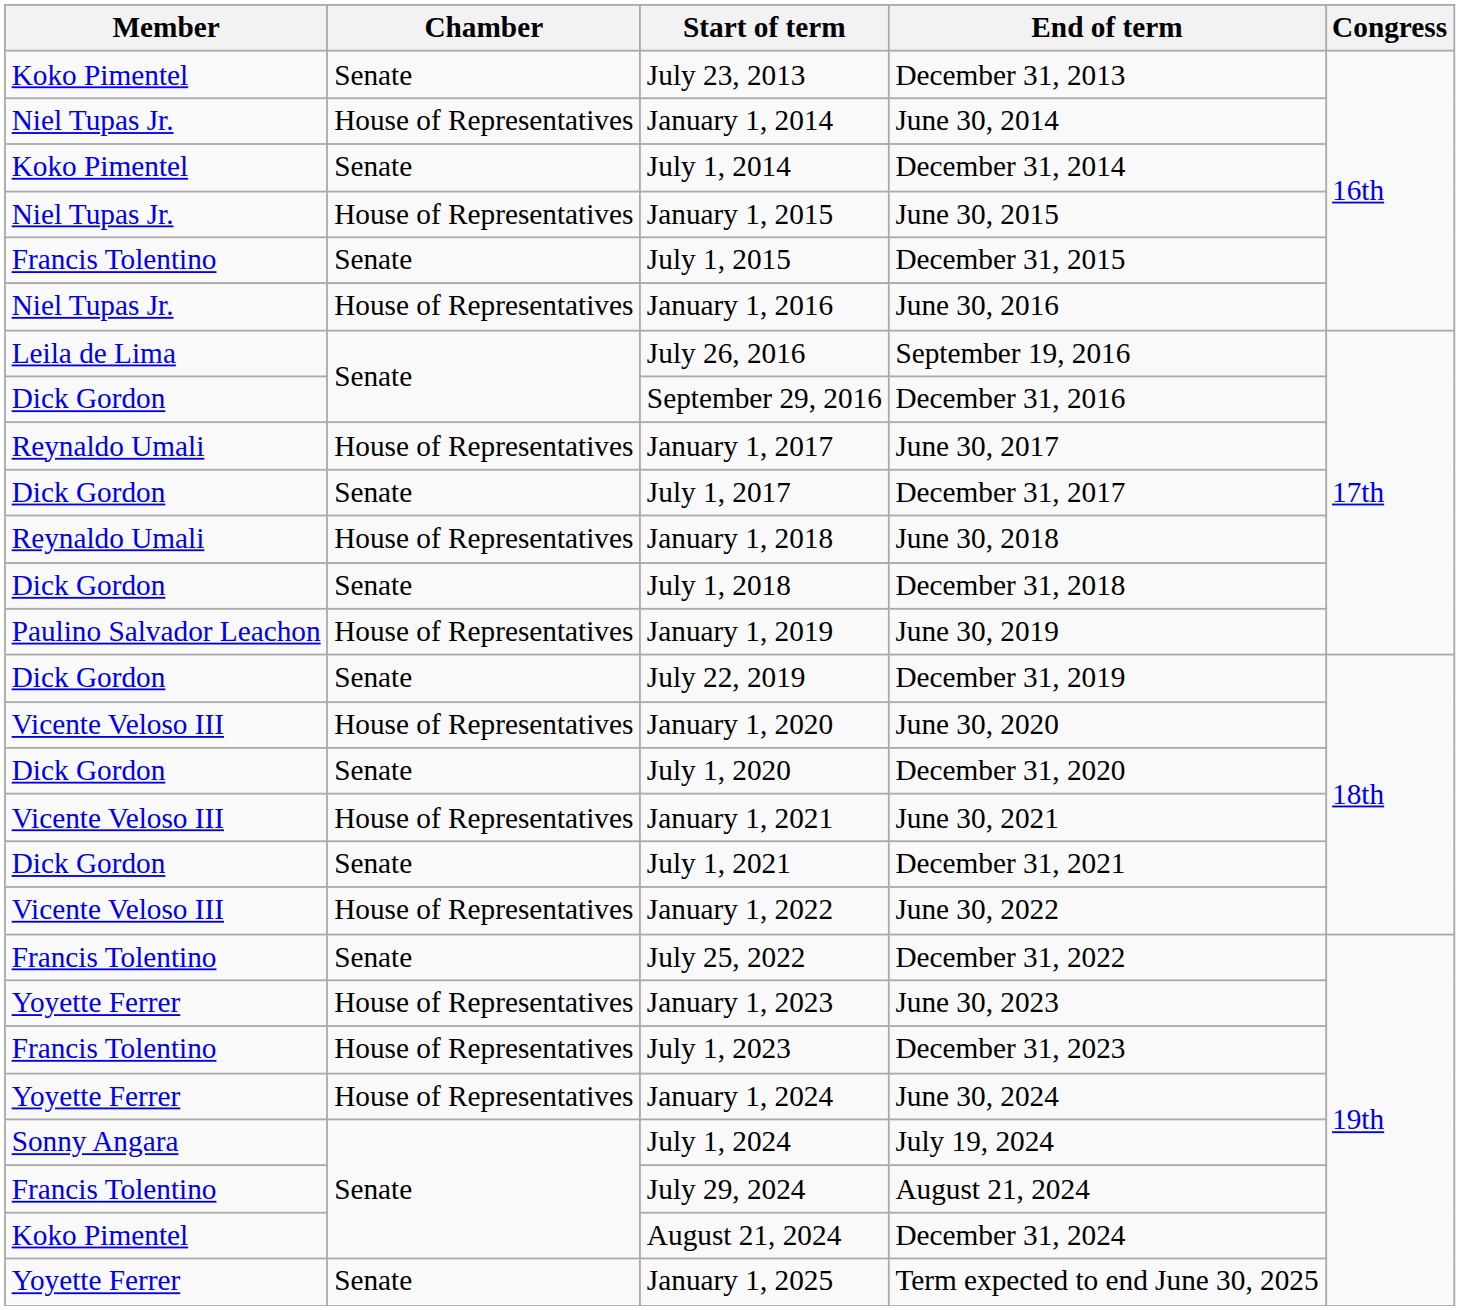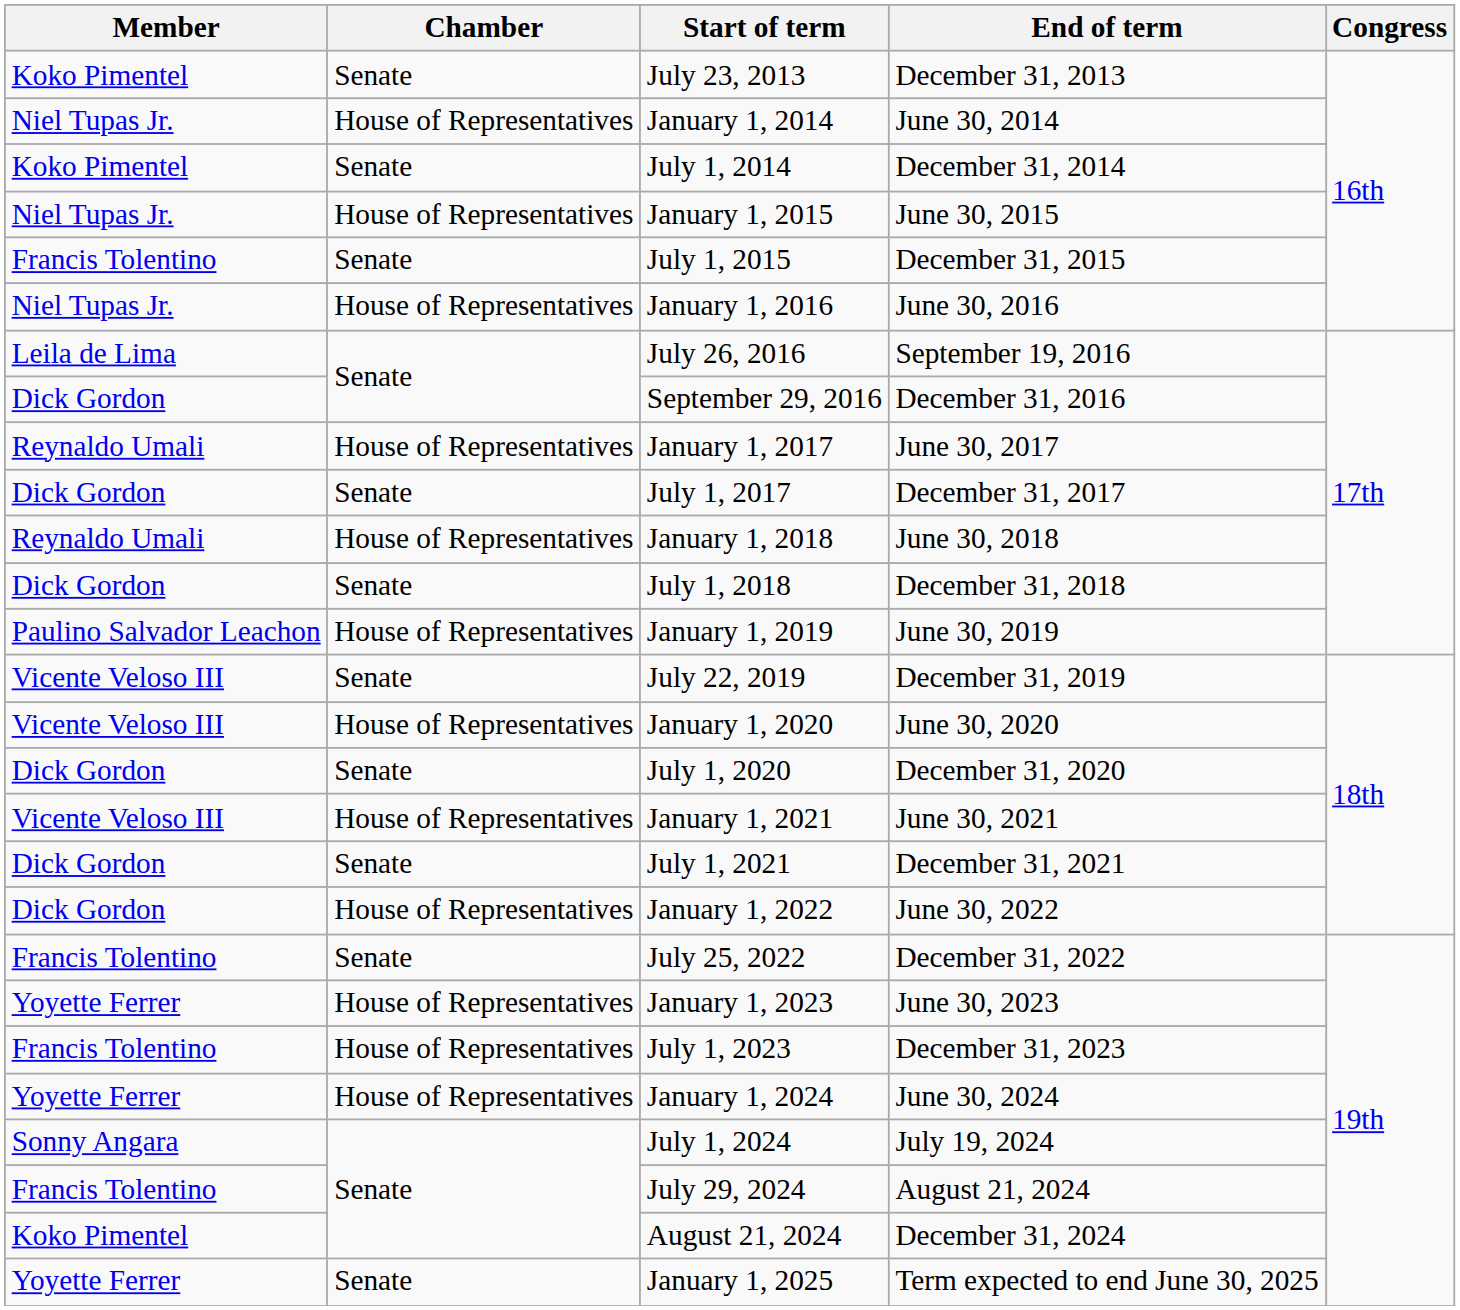(89, 677) Dick Gordon -> (118, 677) Vicente Veloso III
(118, 910) Vicente Veloso III -> (89, 910) Dick Gordon
